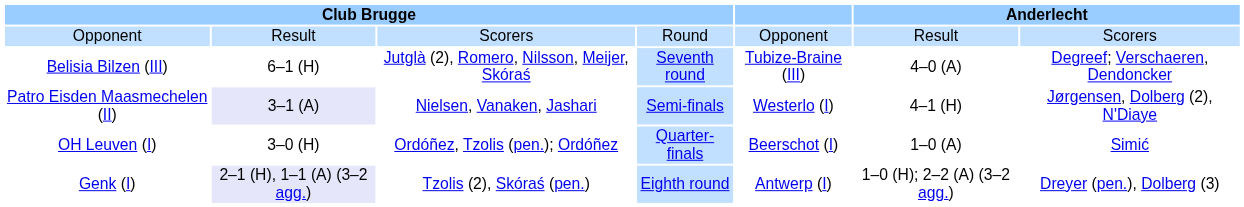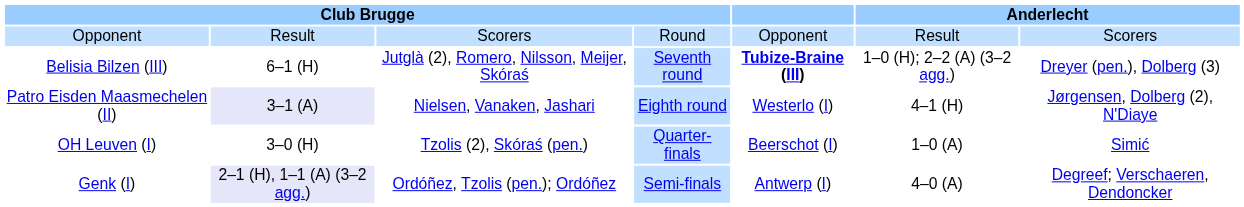(793, 66) normal -> (793, 66) bold
(936, 66) 4–0 (A) -> (937, 66) 1–0 (H); 2–2 (A) (3–2 agg.)
(1130, 66) Degreef; Verschaeren, Dendoncker -> (1130, 66) Dreyer (pen.), Dolberg (3)
(685, 105) Semi-finals -> (682, 105) Eighth round
(506, 145) Ordóñez, Tzolis (pen.); Ordóñez -> (504, 145) Tzolis (2), Skóraś (pen.)
(506, 184) Tzolis (2), Skóraś (pen.) -> (504, 184) Ordóñez, Tzolis (pen.); Ordóñez
(685, 184) Eighth round -> (682, 184) Semi-finals
(936, 184) 1–0 (H); 2–2 (A) (3–2 agg.) -> (937, 184) 4–0 (A)
(1130, 184) Dreyer (pen.), Dolberg (3) -> (1130, 184) Degreef; Verschaeren, Dendoncker
